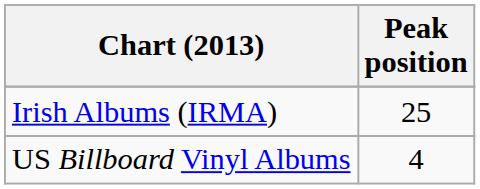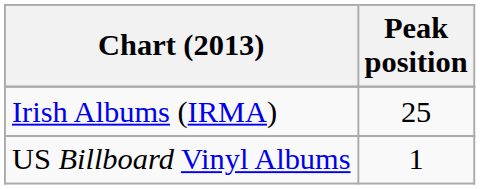(416, 159) 4 -> (416, 159) 1
